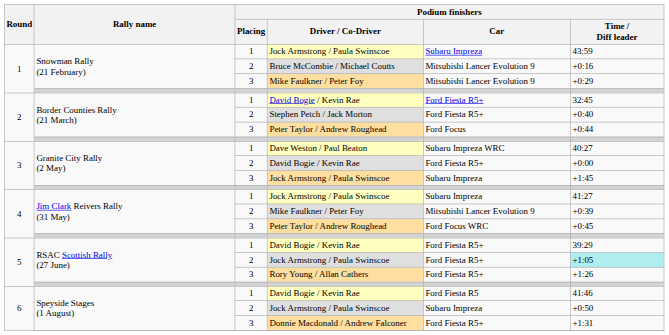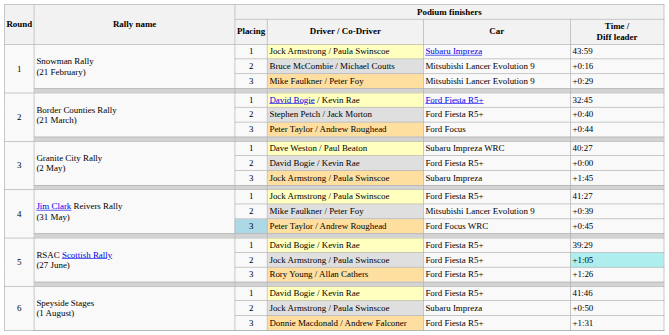(454, 197) Subaru Impreza -> (454, 197) Ford Fiesta R5+
(251, 226) no background -> (251, 226) lightblue background
(452, 294) Ford Fiesta R5 -> (454, 294) Ford Fiesta R5+
